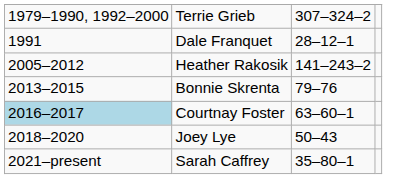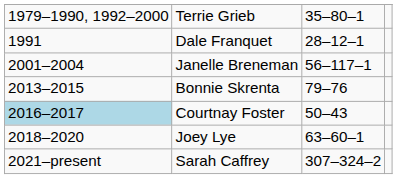(333, 16) 307–324–2 -> (335, 16) 35–80–1
+ row: (237, 64)
- row: (232, 64)
(325, 112) 63–60–1 -> (326, 112) 50–43
(316, 137) 50–43 -> (335, 137) 63–60–1
(325, 161) 35–80–1 -> (343, 161) 307–324–2
